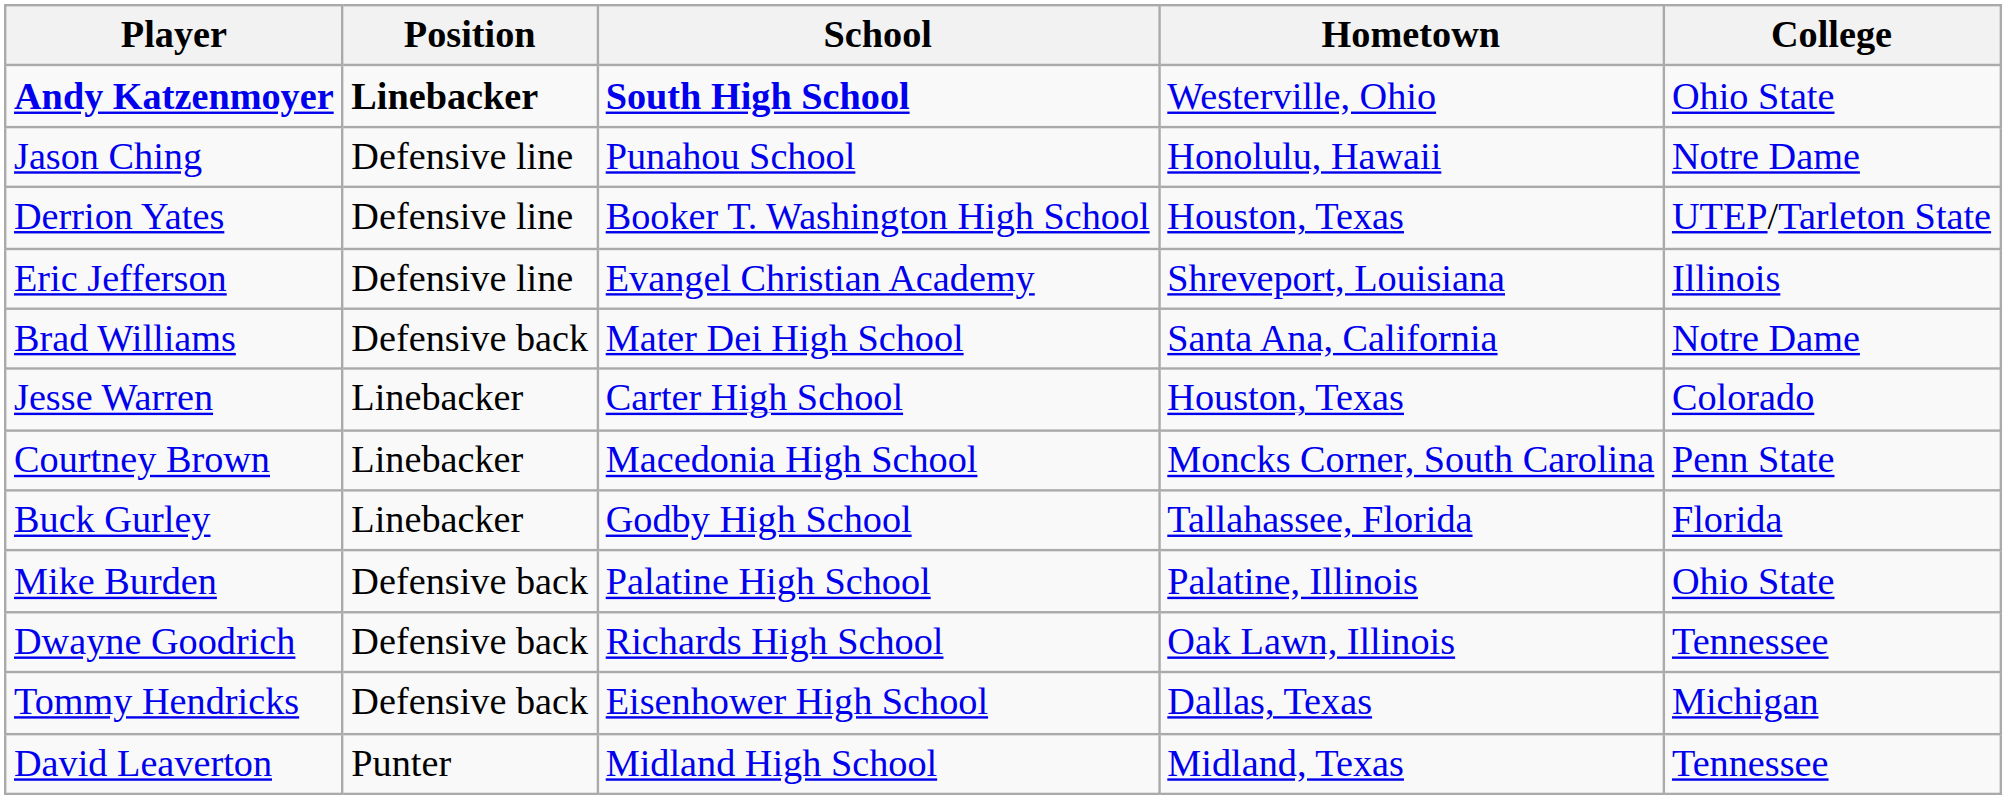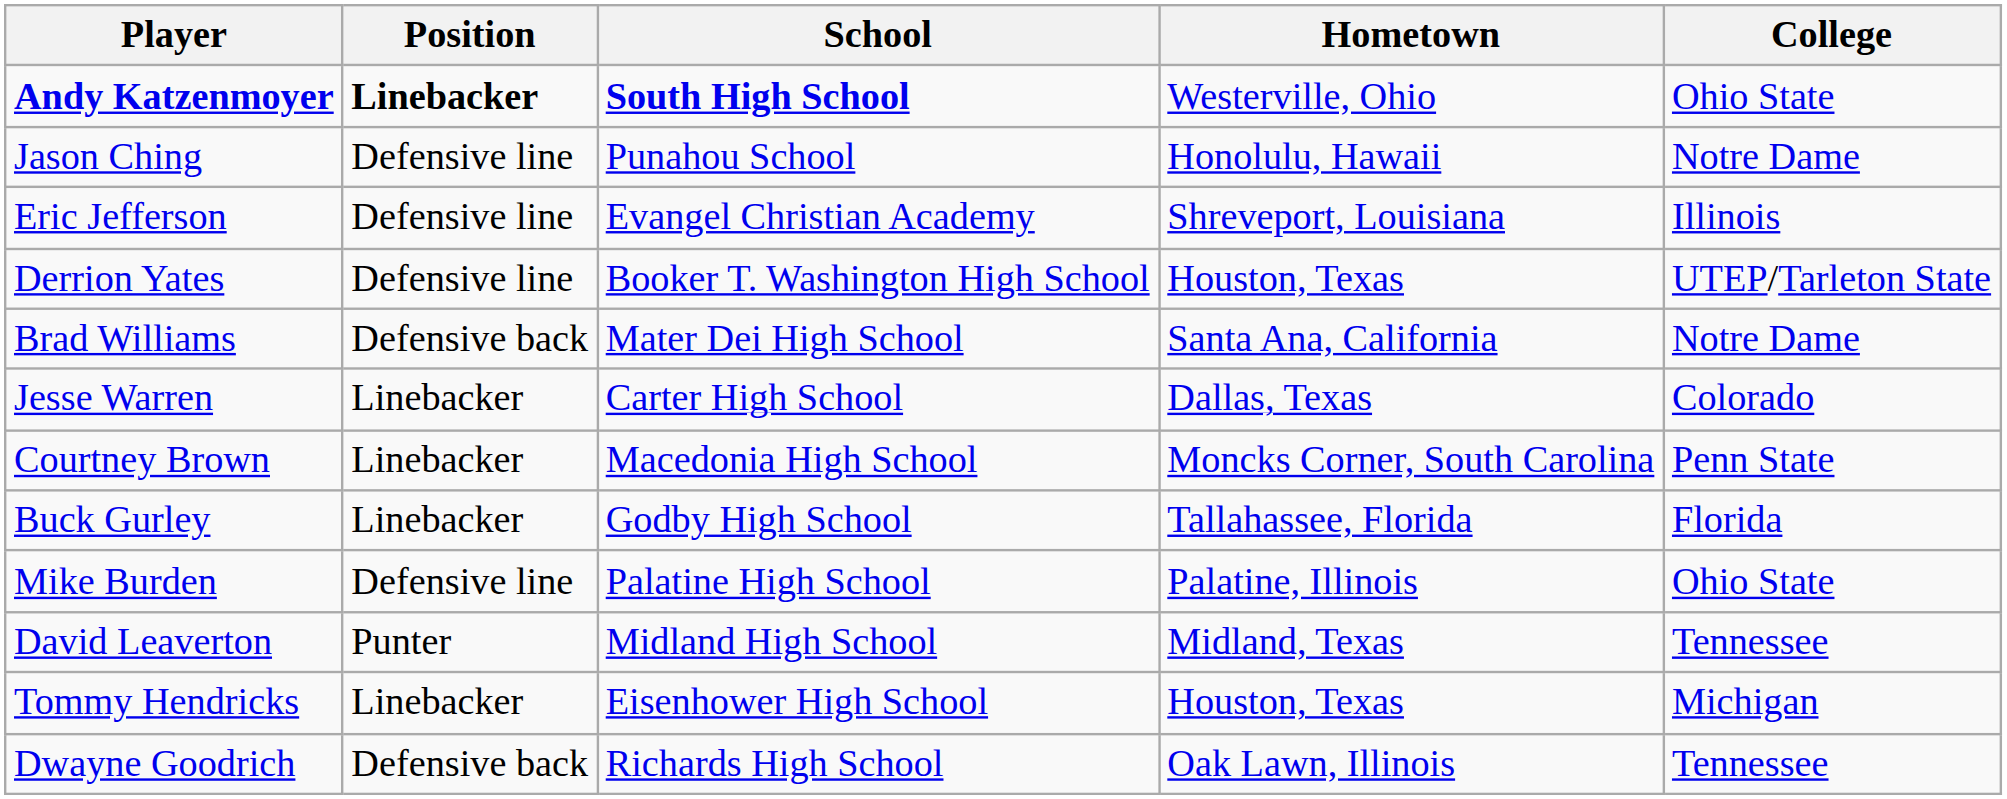rows swapped: (120, 277) <-> (119, 216)
(1286, 398) Houston, Texas -> (1270, 398) Dallas, Texas
(470, 580) Defensive back -> (462, 580) Defensive line
rows swapped: (155, 641) <-> (143, 762)
(470, 701) Defensive back -> (437, 701) Linebacker
(1270, 701) Dallas, Texas -> (1286, 701) Houston, Texas
